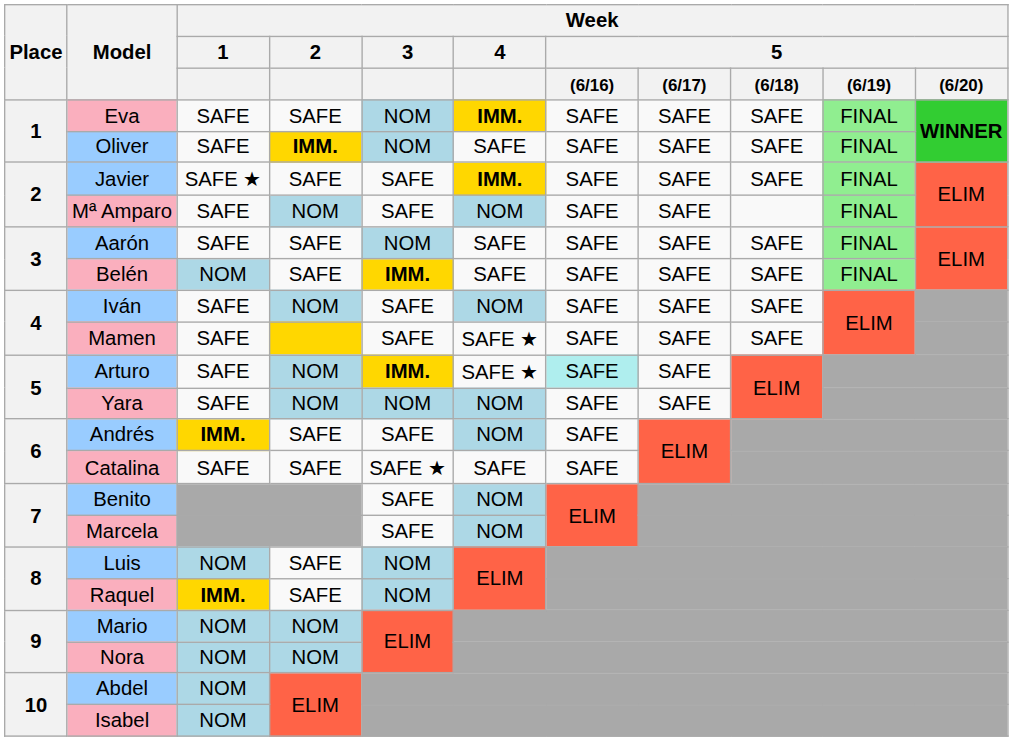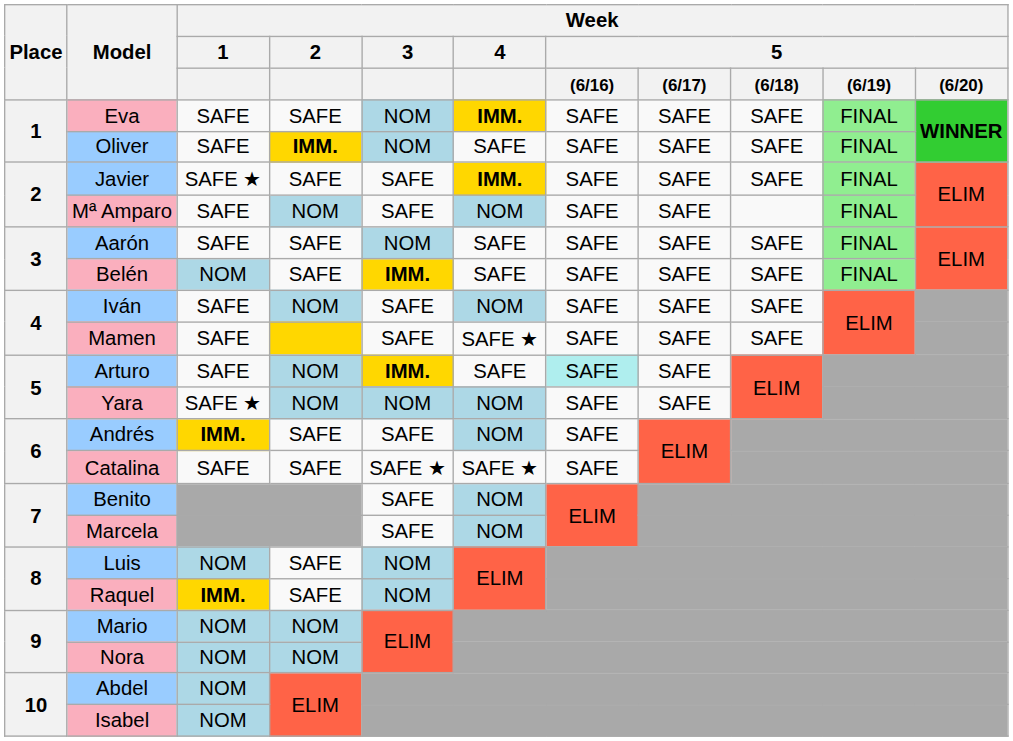(500, 372) SAFE ★ -> (500, 370) SAFE
(223, 403) SAFE -> (223, 403) SAFE ★
(500, 467) SAFE -> (500, 468) SAFE ★
